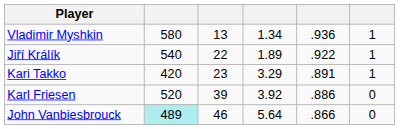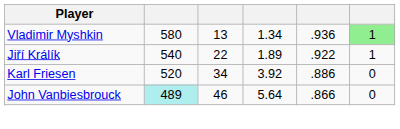(372, 34) no background -> (372, 34) lightgreen background
- row: (37, 74)
(220, 94) 39 -> (220, 74) 34
